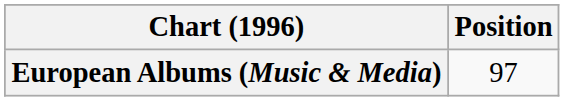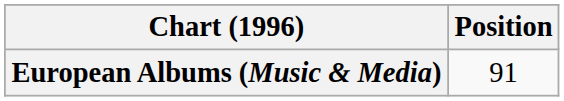(504, 72) 97 -> (504, 72) 91
